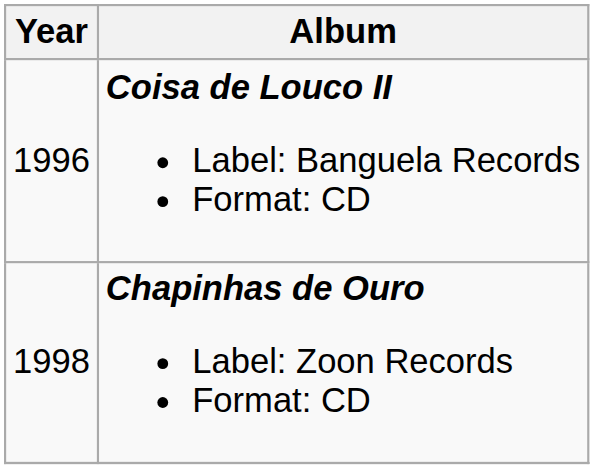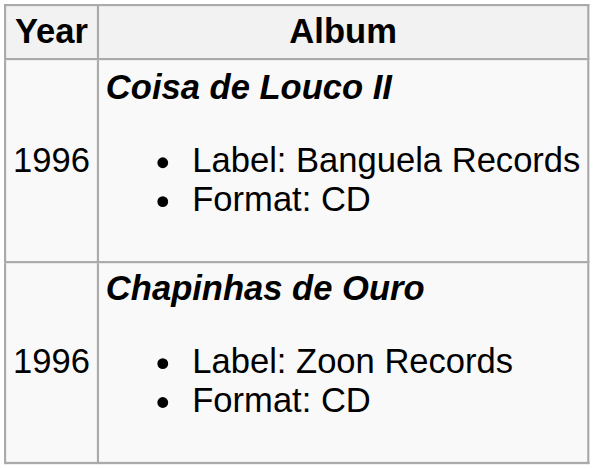(51, 361) 1998 -> (51, 361) 1996
